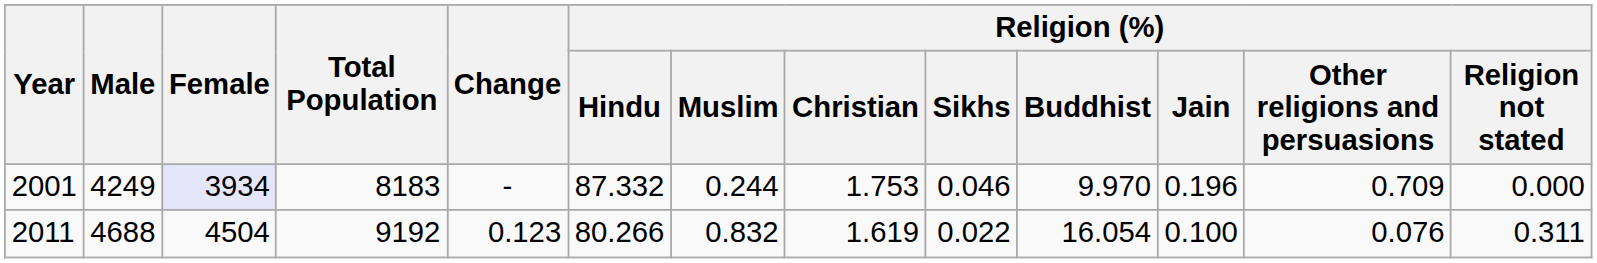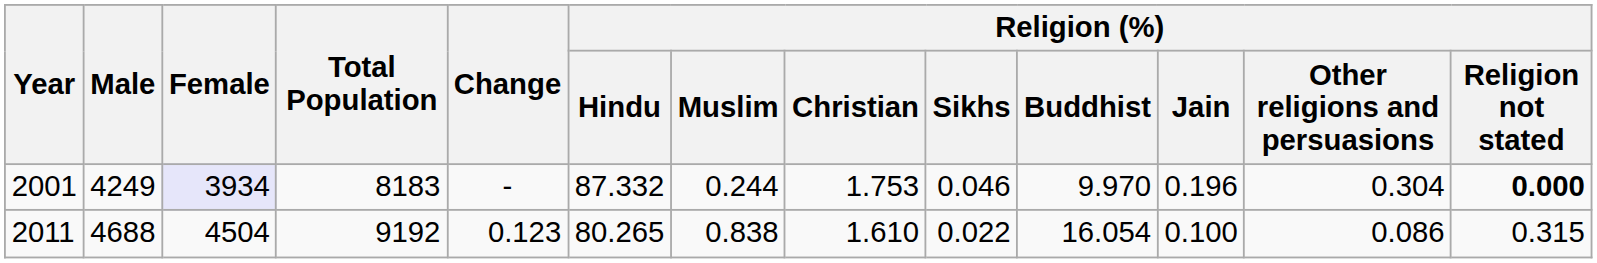(1408, 186) 0.709 -> (1408, 186) 0.304
(1548, 186) normal -> (1548, 186) bold
(619, 232) 80.266 -> (619, 232) 80.265
(742, 232) 0.832 -> (742, 232) 0.838
(882, 232) 1.619 -> (882, 232) 1.610
(1408, 232) 0.076 -> (1408, 232) 0.086
(1549, 232) 0.311 -> (1548, 232) 0.315
